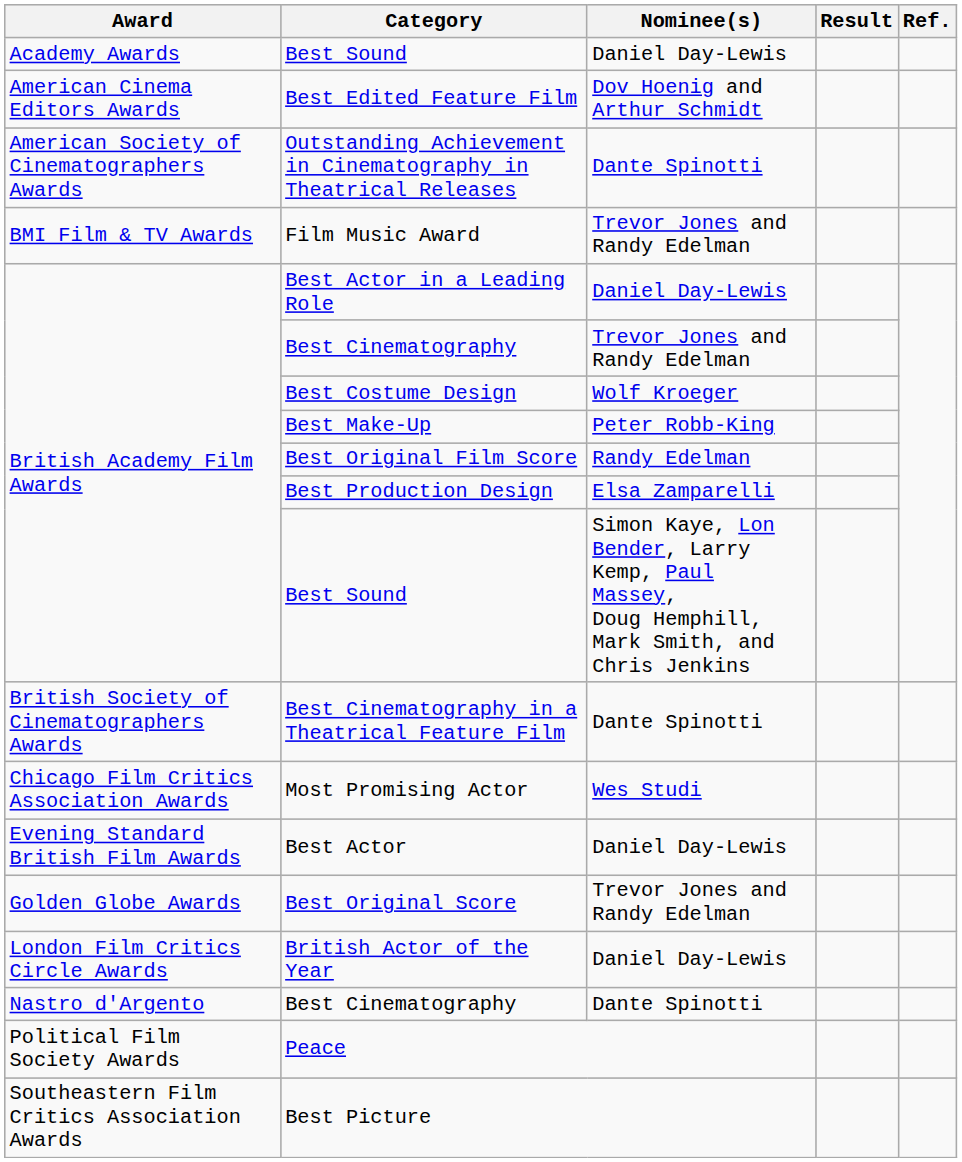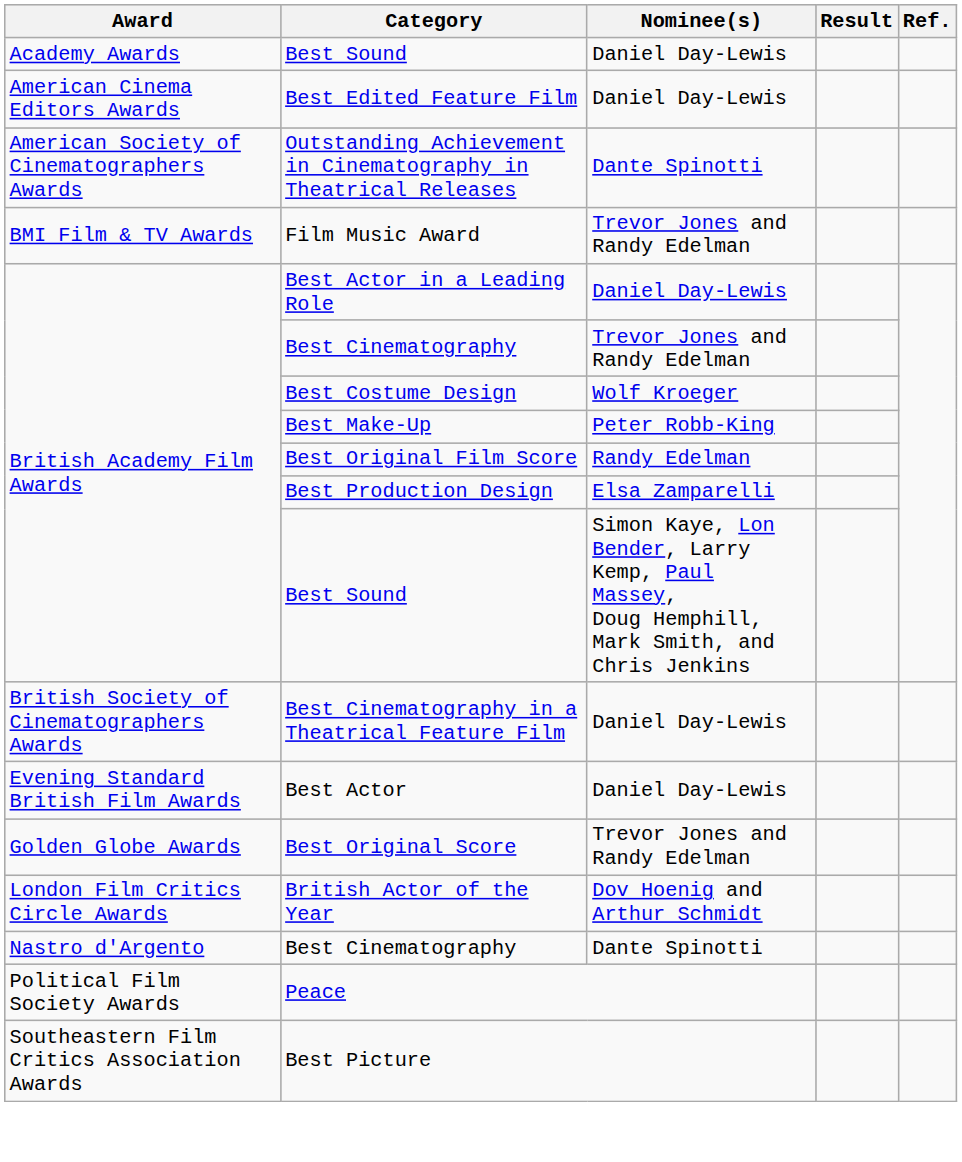(677, 99) Dov Hoenig and Arthur Schmidt -> (690, 99) Daniel Day-Lewis
(677, 722) Dante Spinotti -> (690, 722) Daniel Day-Lewis
- row: (131, 790)
(690, 960) Daniel Day-Lewis -> (677, 903) Dov Hoenig and Arthur Schmidt
